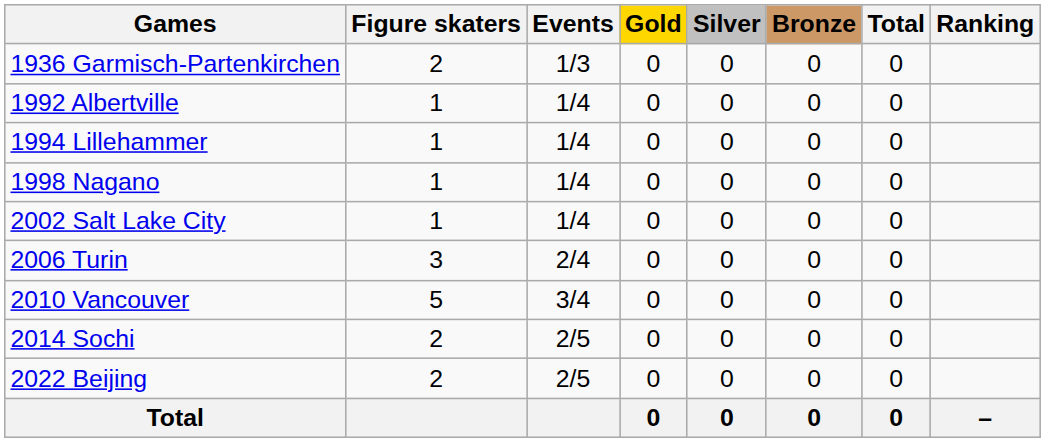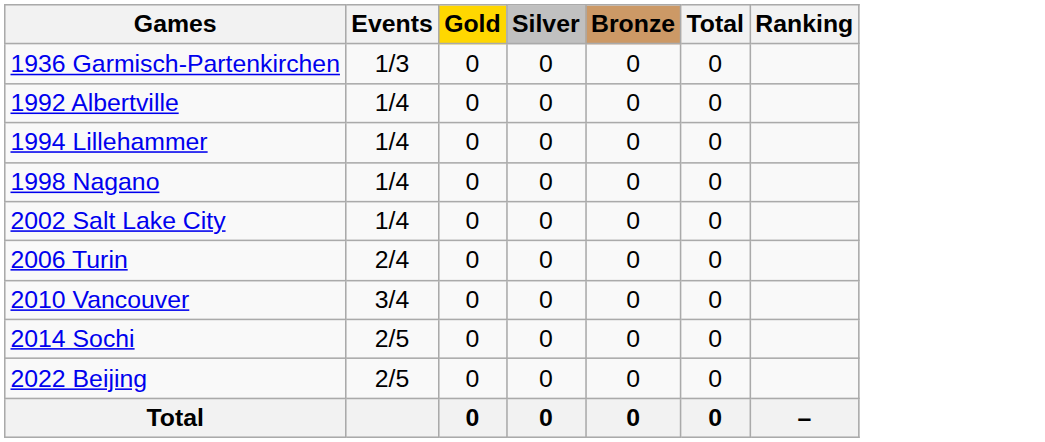- column: (436, 24)
